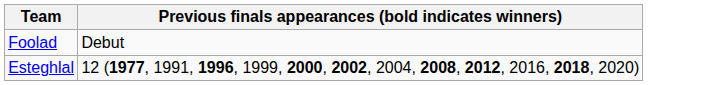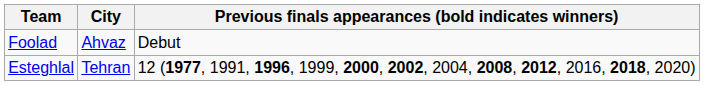+ column: (106, 17)
